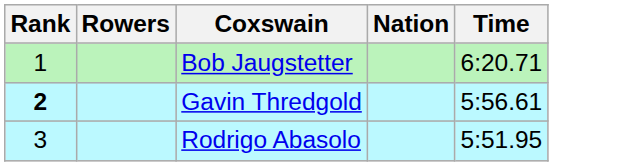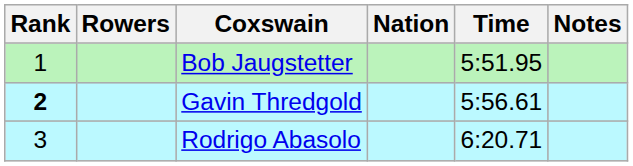+ column: (588, 23)
(501, 62) 6:20.71 -> (501, 62) 5:51.95
(501, 140) 5:51.95 -> (501, 140) 6:20.71
